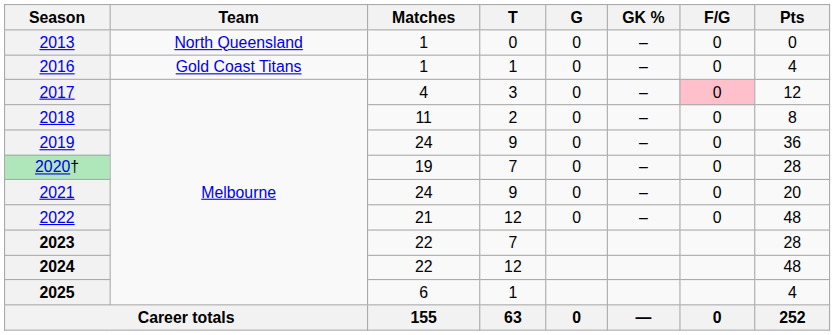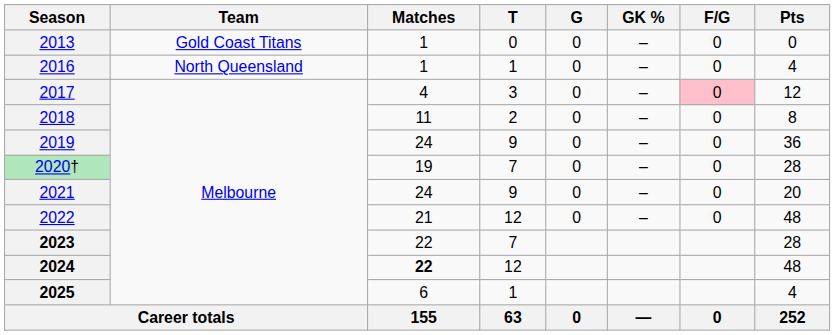(239, 42) North Queensland -> (239, 42) Gold Coast Titans
(239, 68) Gold Coast Titans -> (239, 68) North Queensland
(424, 268) normal -> (424, 268) bold
